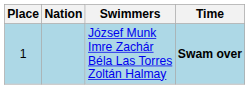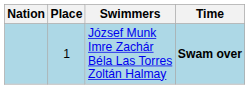columns swapped: (23, 14) <-> (63, 14)
